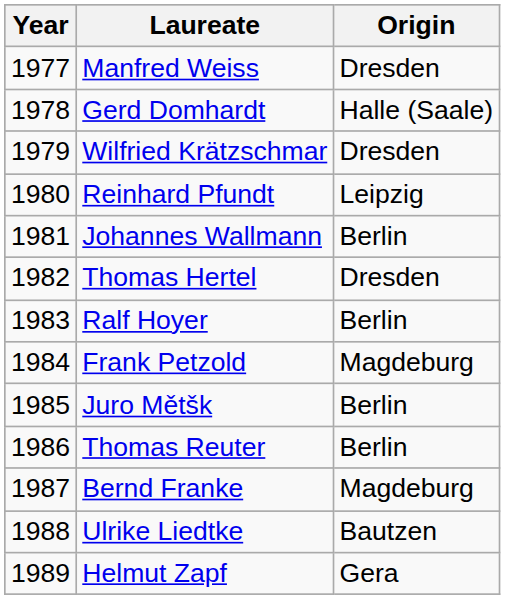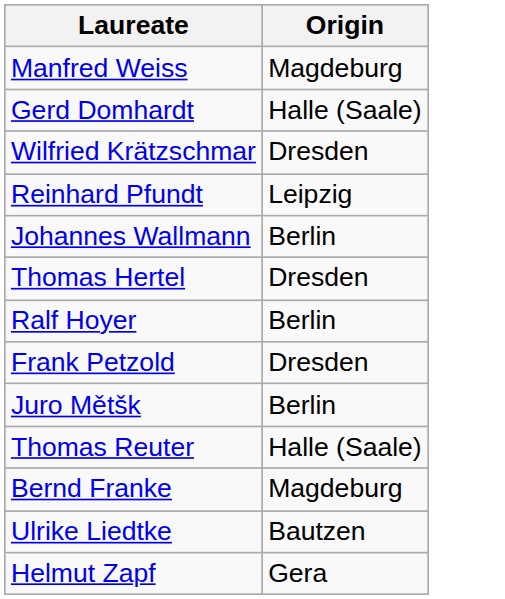- column: (40, 25)
(390, 67) Dresden -> (335, 67) Magdeburg
(407, 362) Magdeburg -> (318, 362) Dresden
(373, 446) Berlin -> (345, 446) Halle (Saale)
